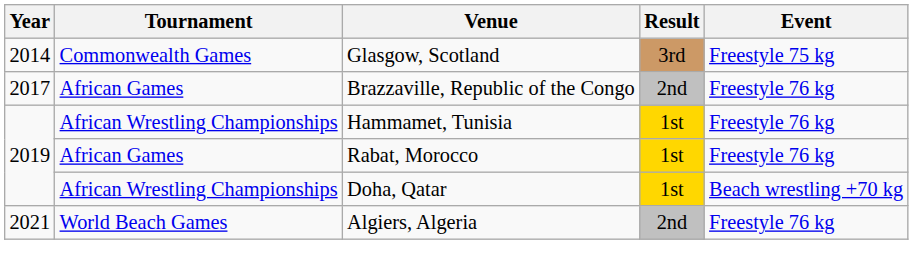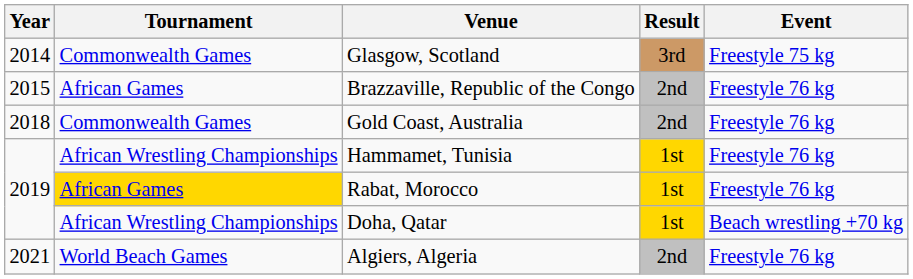(30, 88) 2017 -> (30, 88) 2015
+ row: (435, 122)
(121, 155) no background -> (121, 189) gold background
